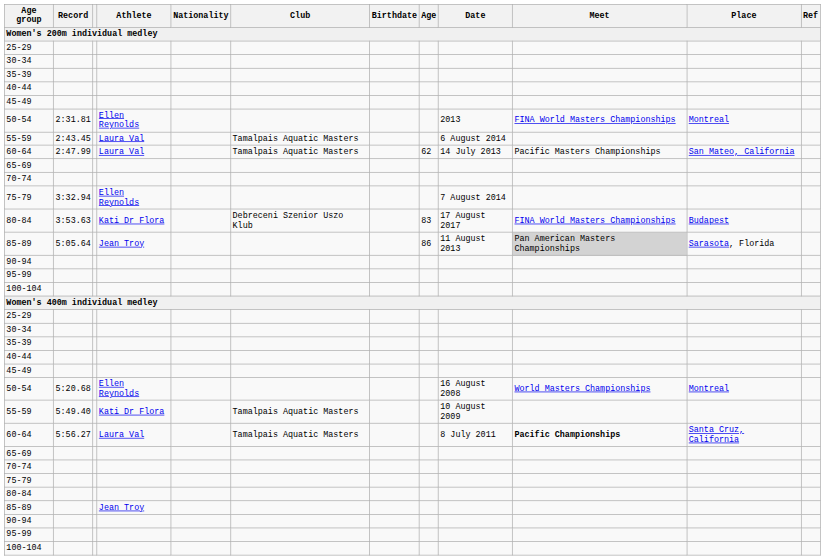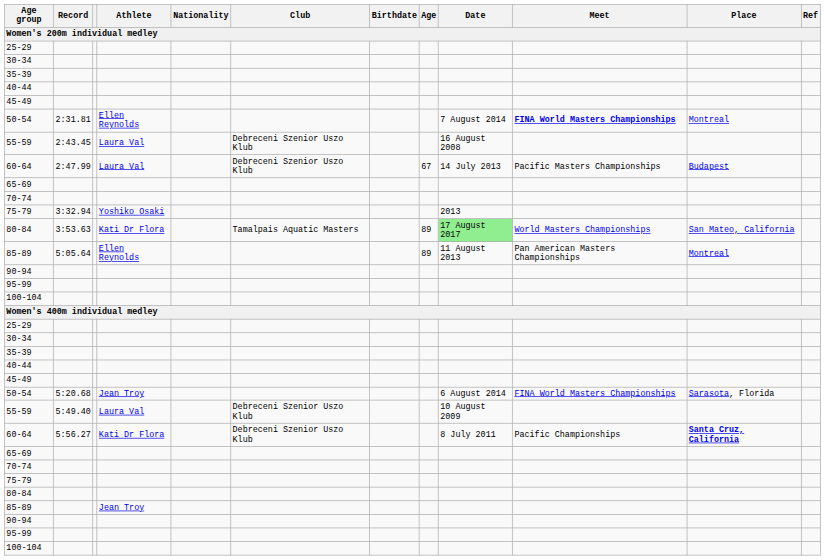(450, 121) 2013 -> (473, 121) 7 August 2014
(595, 121) normal -> (595, 121) bold
(296, 139) Tamalpais Aquatic Masters -> (288, 144) Debreceni Szenior Uszo Klub
(473, 139) 6 August 2014 -> (463, 144) 16 August 2008
(296, 153) Tamalpais Aquatic Masters -> (288, 167) Debreceni Szenior Uszo Klub
(426, 153) 62 -> (426, 167) 67
(742, 153) San Mateo, California -> (709, 167) Budapest
(119, 198) Ellen Reynolds -> (132, 212) Yoshiko Osaki
(473, 198) 7 August 2014 -> (450, 212) 2013
(288, 221) Debreceni Szenior Uszo Klub -> (296, 231) Tamalpais Aquatic Masters
(426, 221) 83 -> (426, 231) 89
(463, 221) no background -> (463, 231) lightgreen background
(595, 221) FINA World Masters Championships -> (582, 231) World Masters Championships
(709, 221) Budapest -> (742, 231) San Mateo, California
(122, 244) Jean Troy -> (119, 254) Ellen Reynolds
(426, 244) 86 -> (426, 254) 89
(565, 244) lightgrey background -> (565, 254) no background
(732, 244) Sarasota, Florida -> (709, 254) Montreal
(119, 389) Ellen Reynolds -> (122, 394) Jean Troy
(463, 389) 16 August 2008 -> (473, 394) 6 August 2014
(582, 389) World Masters Championships -> (595, 394) FINA World Masters Championships
(709, 389) Montreal -> (732, 394) Sarasota, Florida
(132, 412) Kati Dr Flora -> (122, 412) Laura Val
(296, 412) Tamalpais Aquatic Masters -> (288, 412) Debreceni Szenior Uszo Klub
(122, 435) Laura Val -> (132, 435) Kati Dr Flora
(296, 435) Tamalpais Aquatic Masters -> (288, 435) Debreceni Szenior Uszo Klub
(567, 435) bold -> (567, 435) normal
(716, 435) normal -> (716, 435) bold
